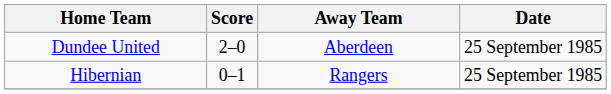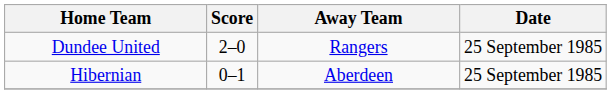(358, 46) Aberdeen -> (358, 46) Rangers
(358, 74) Rangers -> (358, 74) Aberdeen
